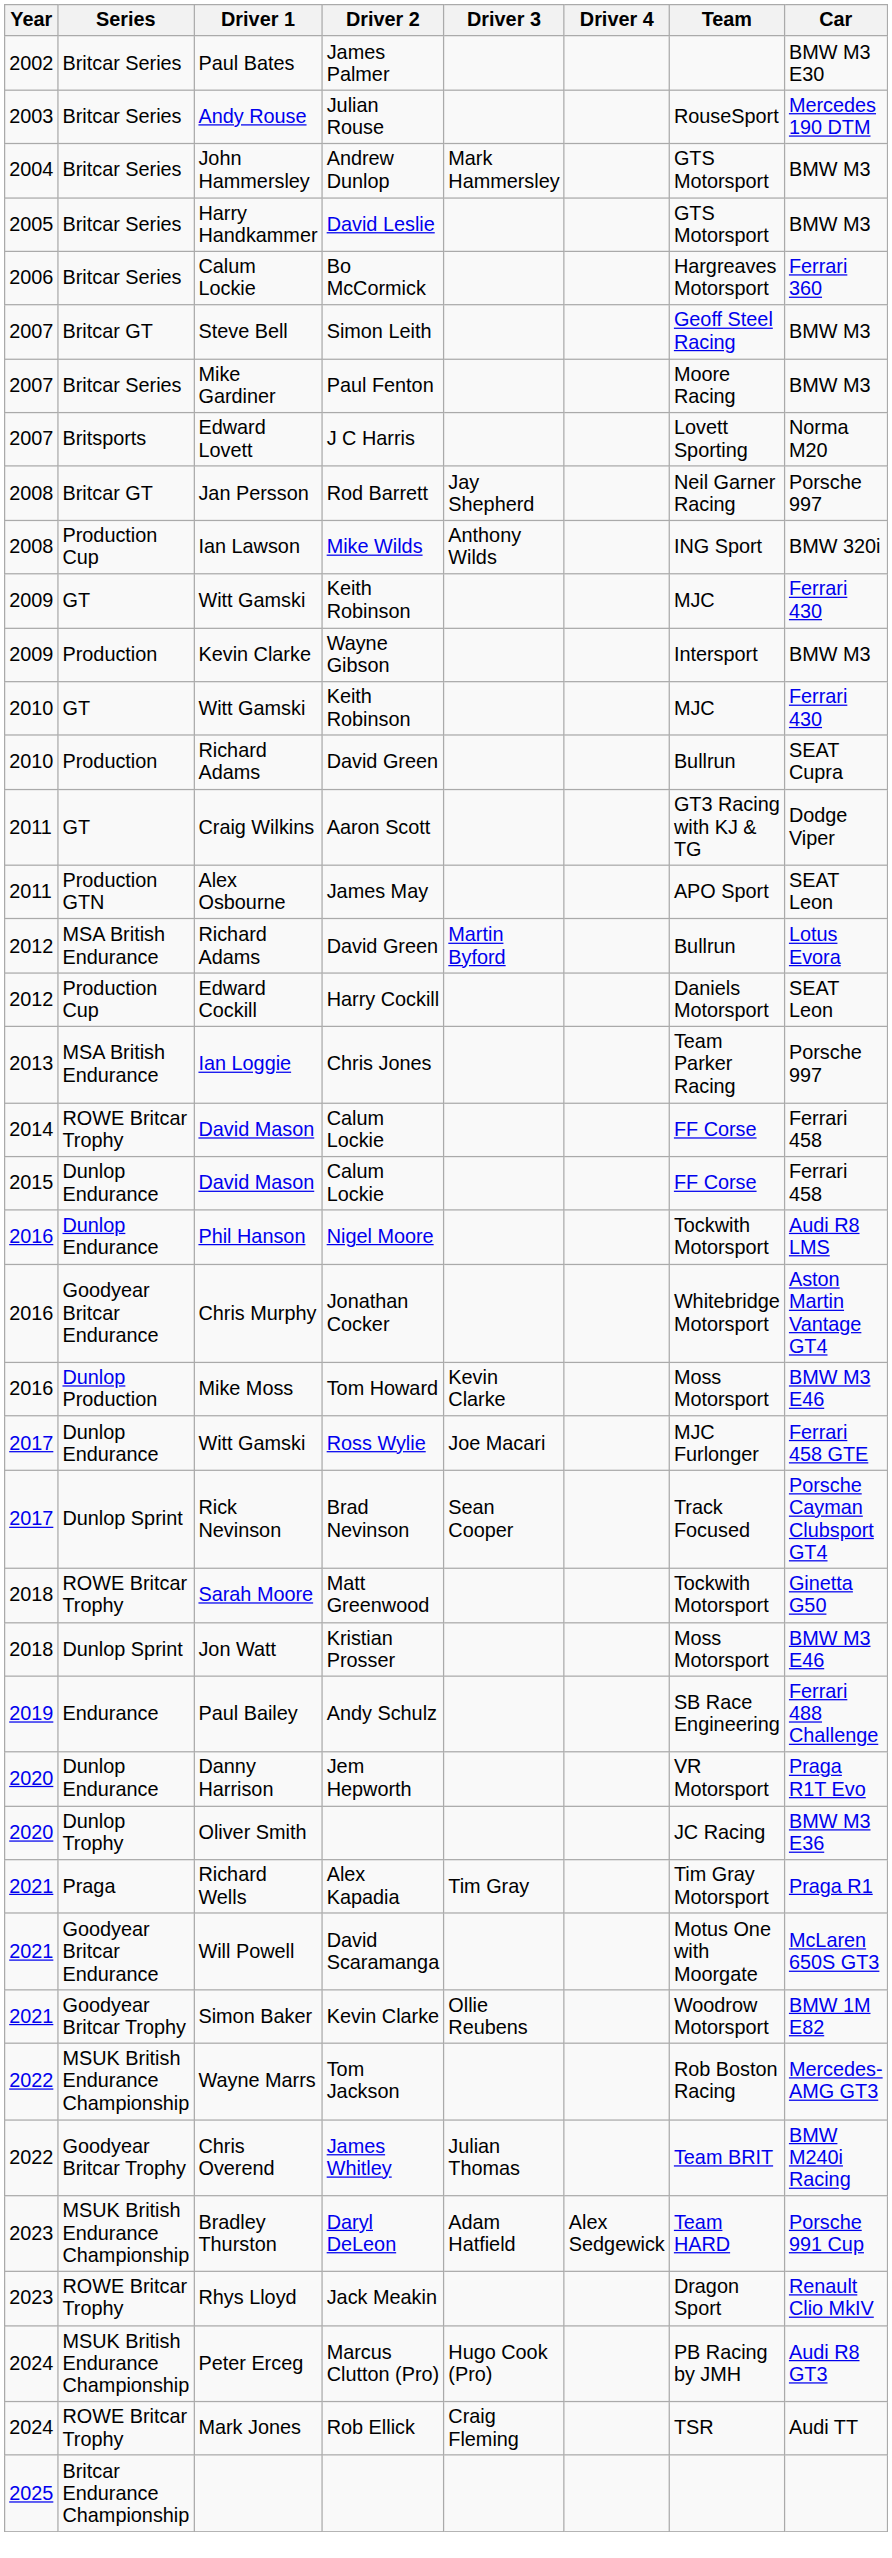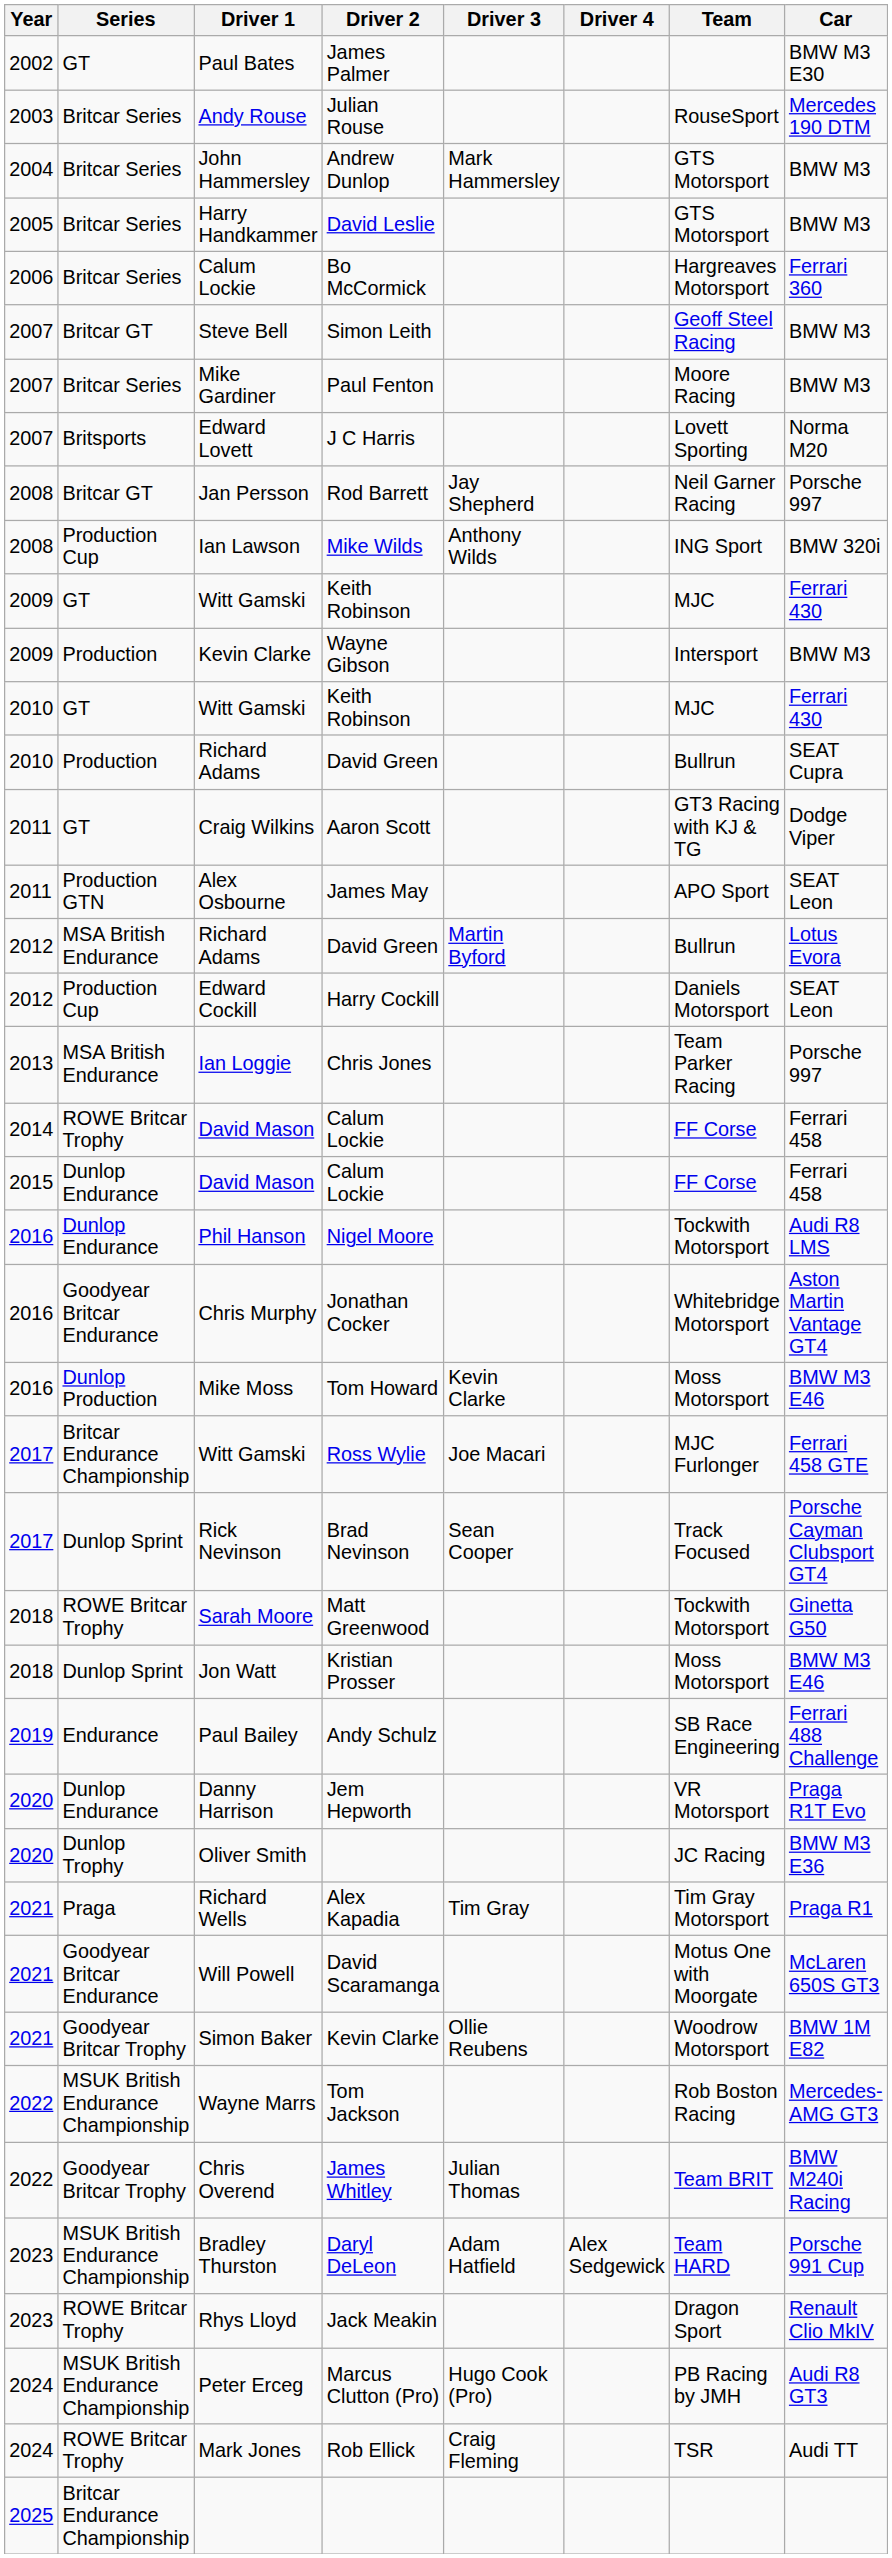(122, 62) Britcar Series -> (76, 62) GT
(110, 1442) Dunlop Endurance -> (126, 1454) Britcar Endurance Championship
